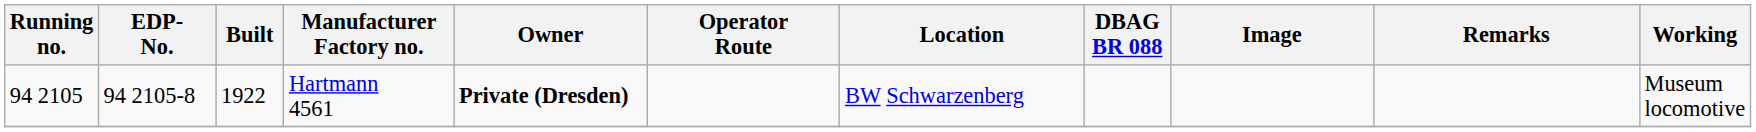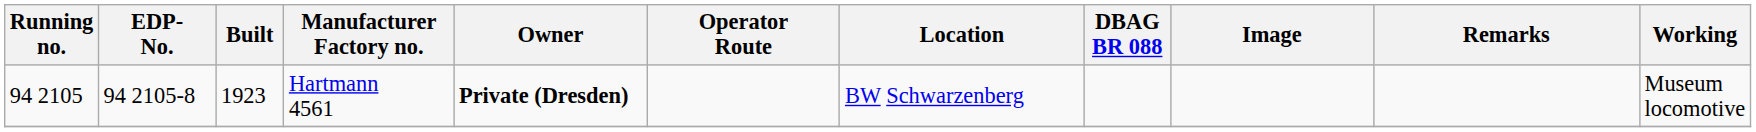(243, 95) 1922 -> (243, 95) 1923
